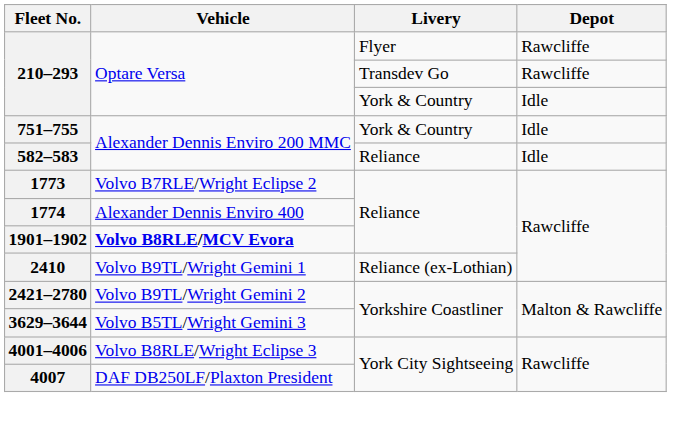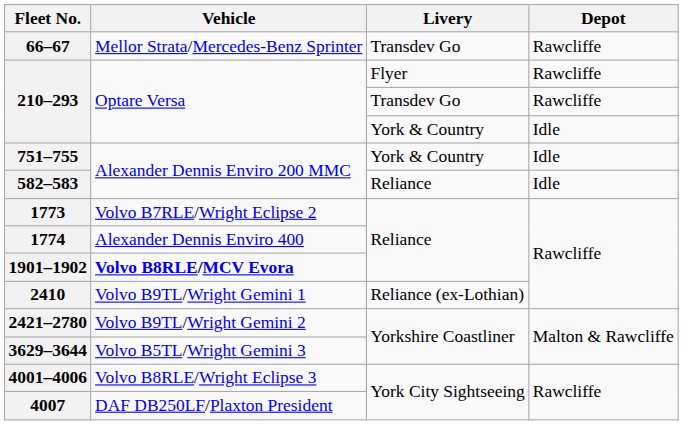+ row: (48, 45)
